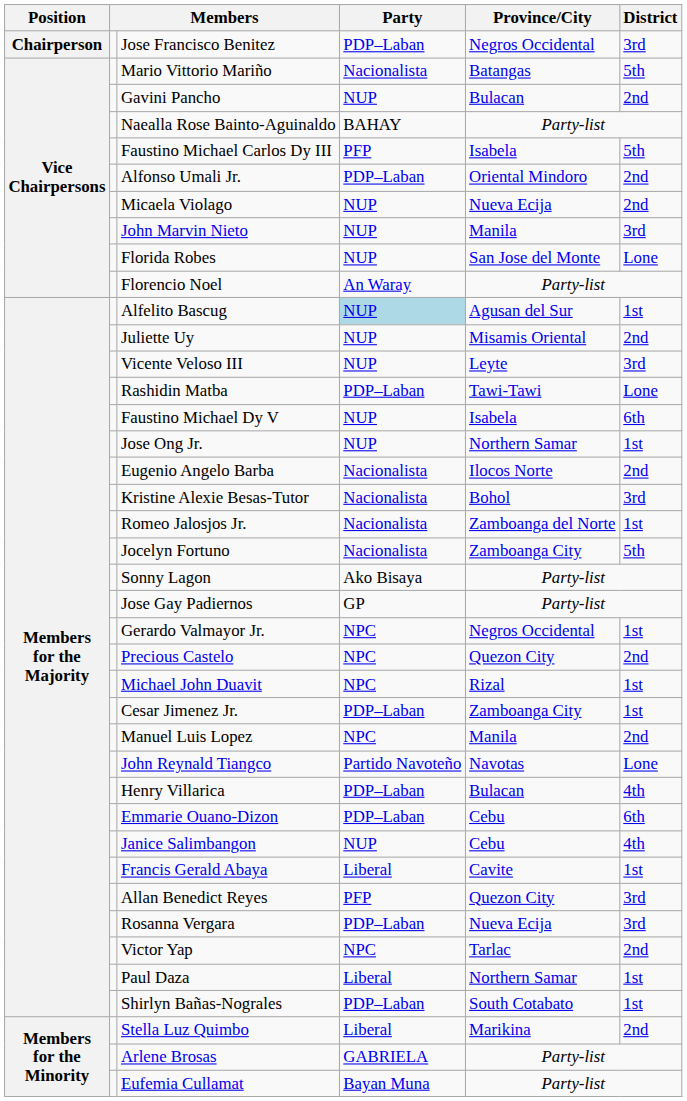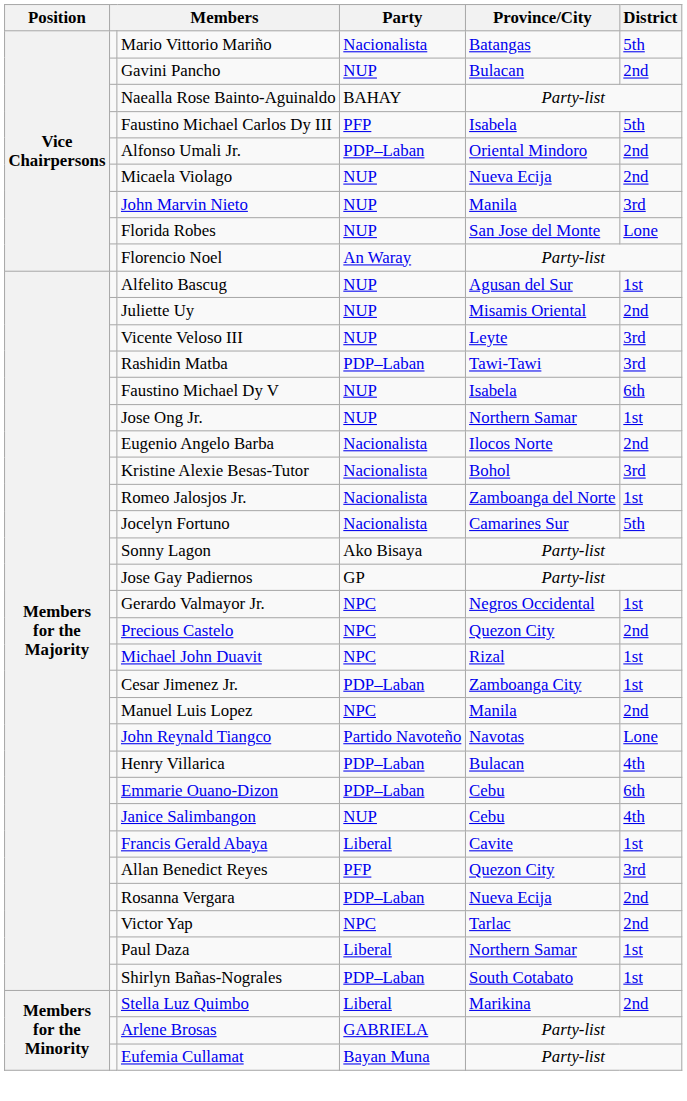- row: (198, 44)
(360, 310) lightblue background -> (360, 284) no background
(641, 390) Lone -> (635, 364) 3rd
(525, 550) Zamboanga City -> (519, 524) Camarines Sur
(635, 923) 3rd -> (636, 897) 2nd
